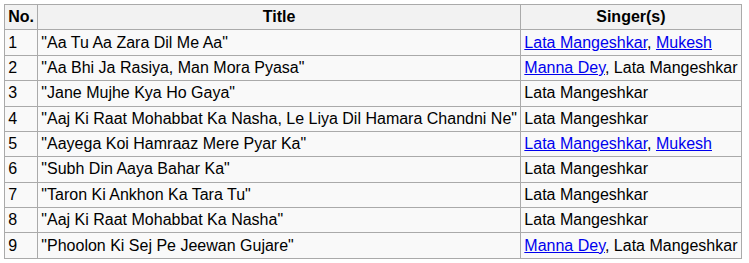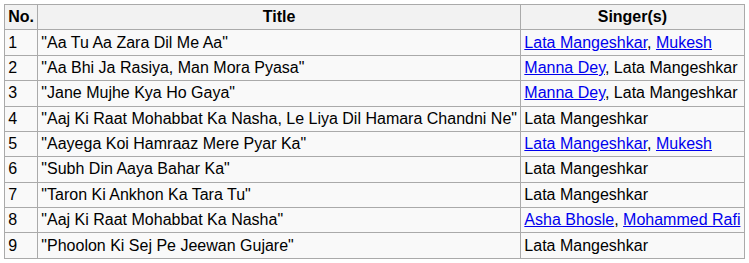(586, 93) Lata Mangeshkar -> (631, 93) Manna Dey, Lata Mangeshkar
(586, 220) Lata Mangeshkar -> (632, 220) Asha Bhosle, Mohammed Rafi
(631, 245) Manna Dey, Lata Mangeshkar -> (586, 245) Lata Mangeshkar
